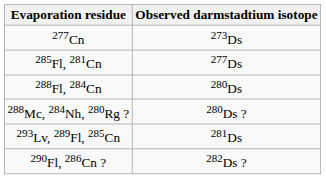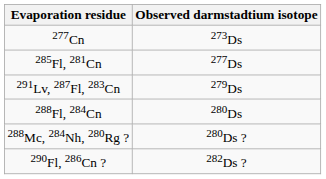+ row: (68, 87)
- row: (68, 136)
